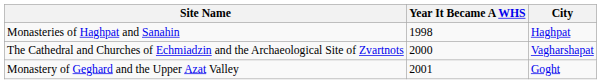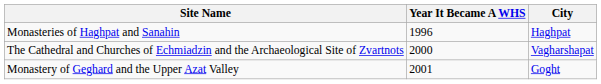(421, 32) 1998 -> (421, 32) 1996
